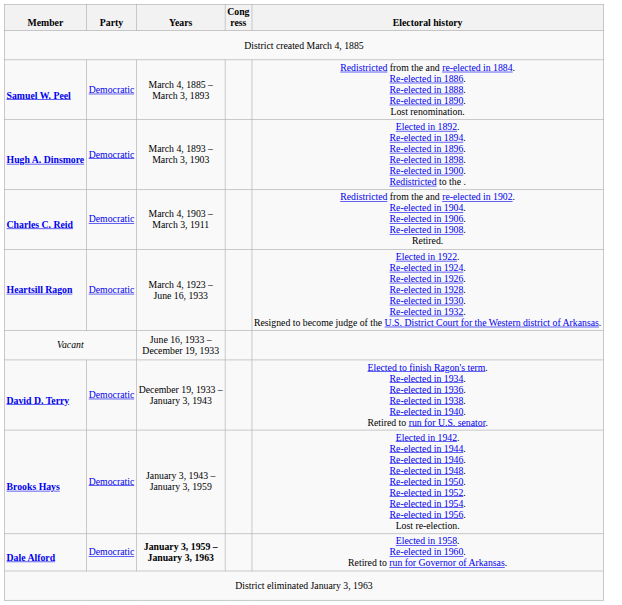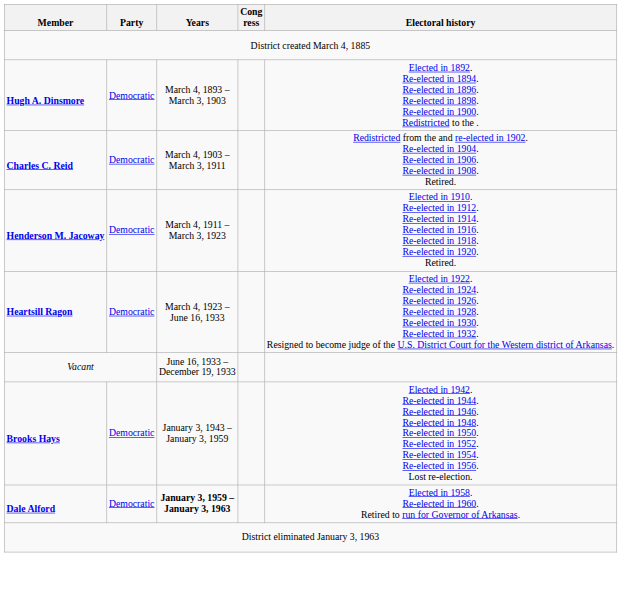- row: (39, 95)
+ row: (55, 236)
- row: (38, 400)
